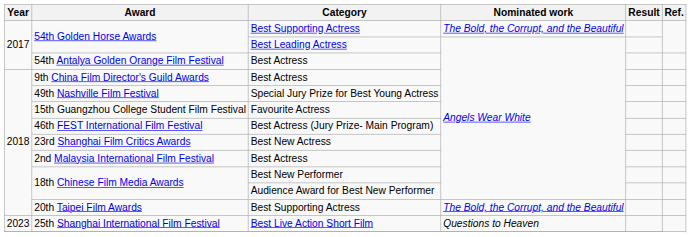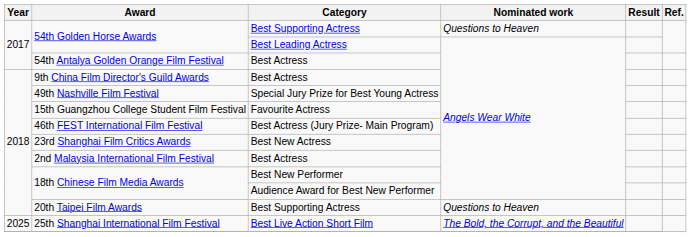(533, 28) The Bold, the Corrupt, and the Beautiful -> (491, 28) Questions to Heaven
(533, 207) The Bold, the Corrupt, and the Beautiful -> (491, 207) Questions to Heaven
(18, 223) 2023 -> (18, 223) 2025
(491, 223) Questions to Heaven -> (533, 223) The Bold, the Corrupt, and the Beautiful
